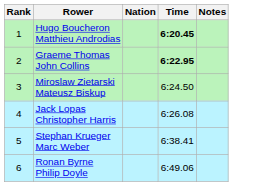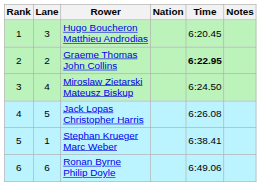+ column: (47, 12)
(177, 33) bold -> (205, 33) normal
